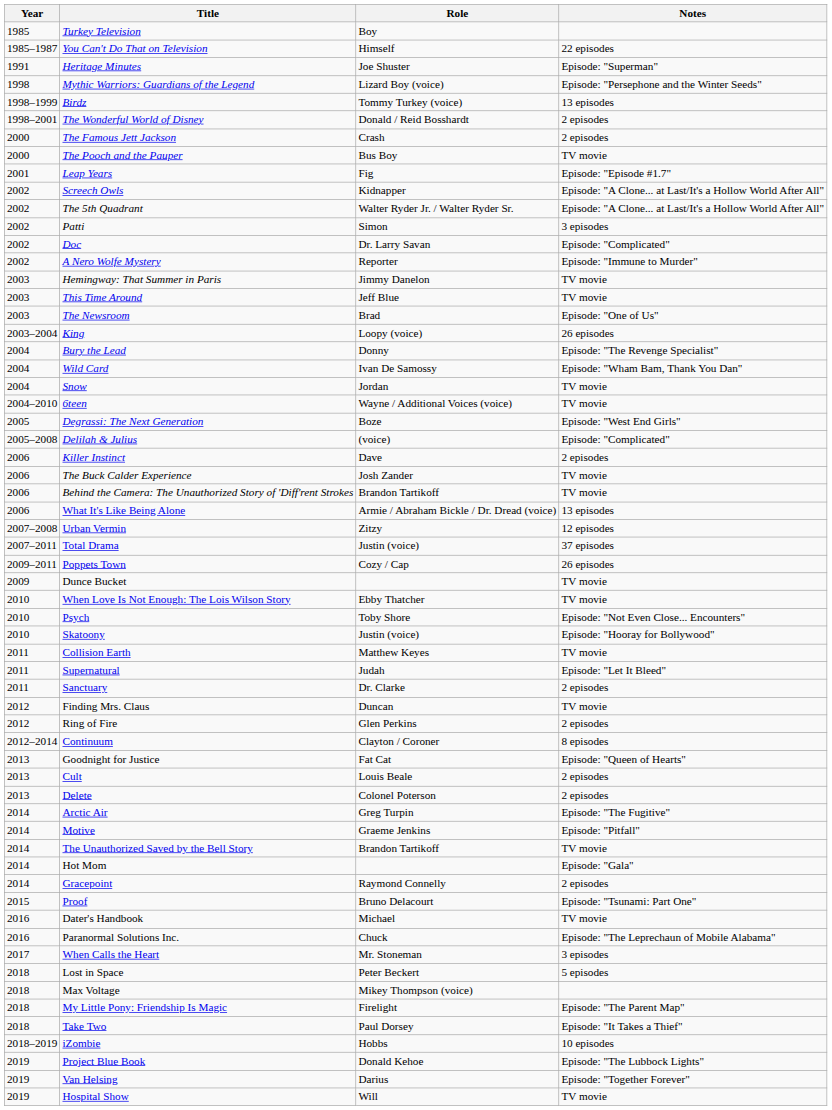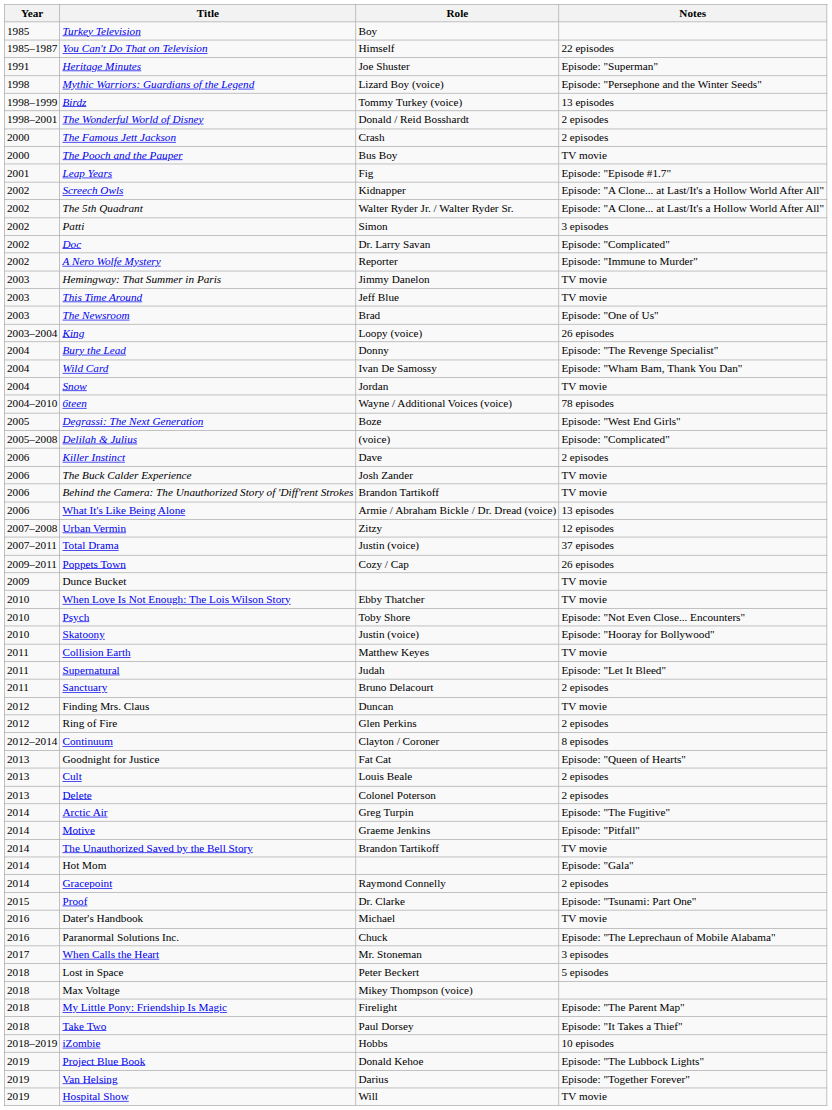(584, 404) TV movie -> (588, 404) 78 episodes
(382, 688) Dr. Clarke -> (396, 688) Bruno Delacourt
(396, 901) Bruno Delacourt -> (382, 901) Dr. Clarke
